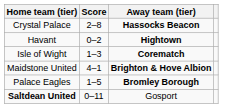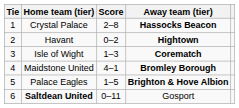+ column: (13, 11)
(161, 68) Brighton & Hove Albion -> (178, 68) Bromley Borough
(161, 82) Bromley Borough -> (178, 82) Brighton & Hove Albion
